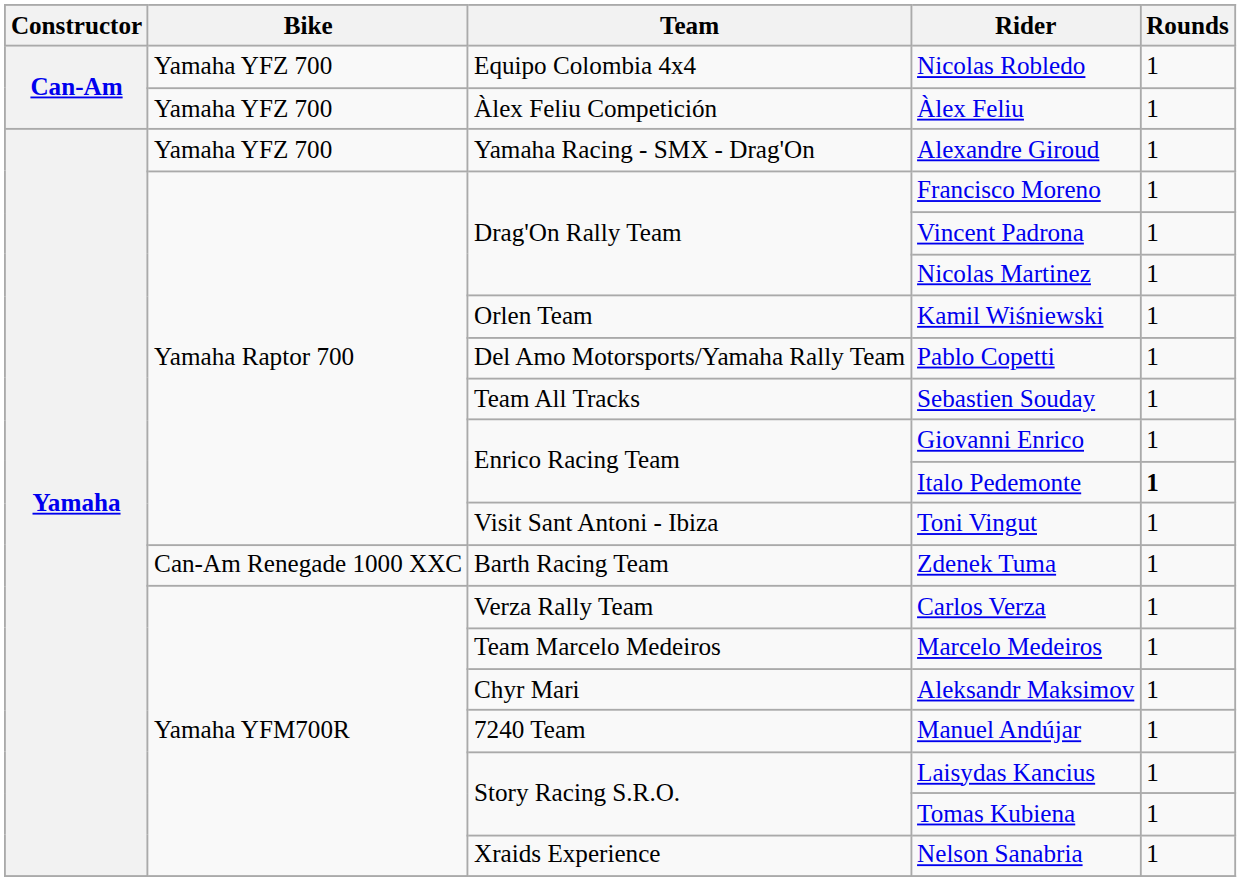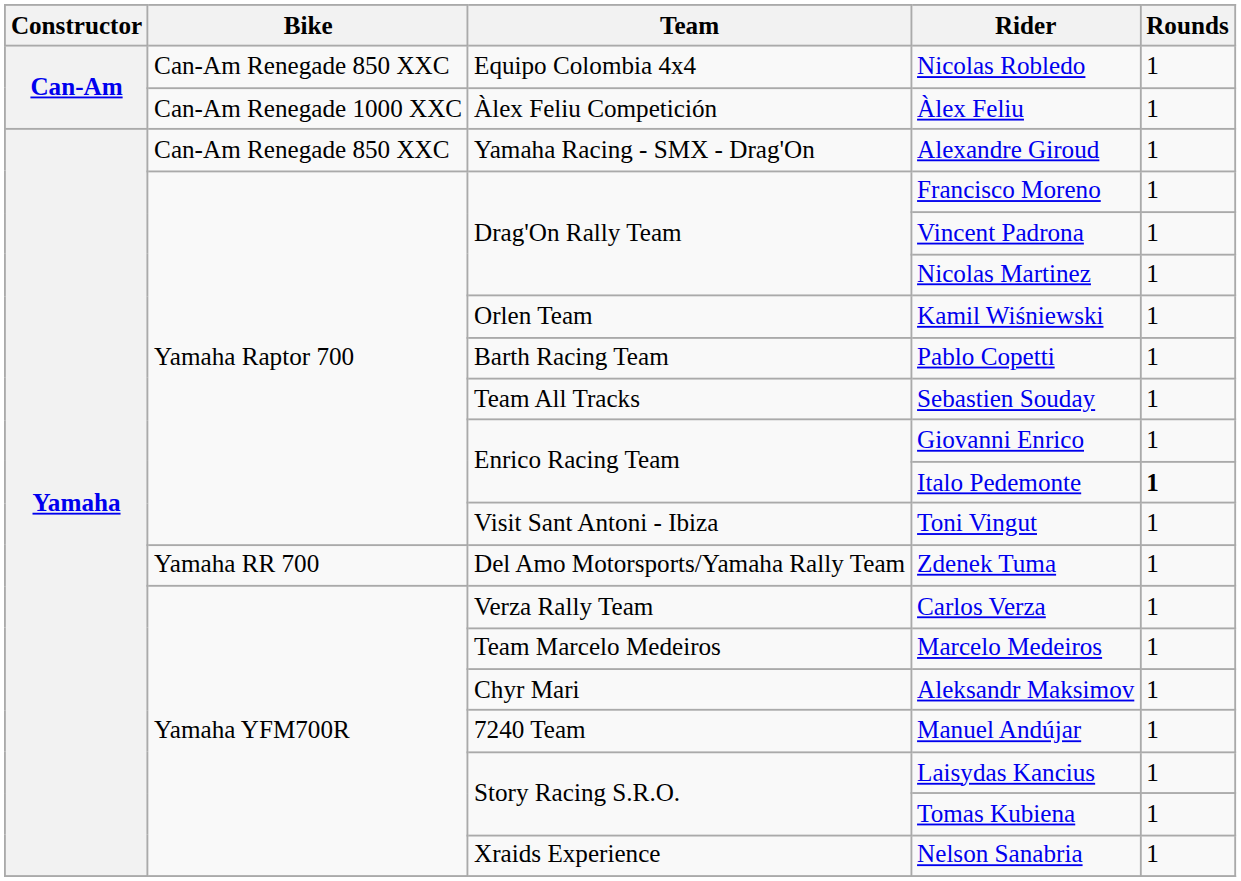(243, 66) Yamaha YFZ 700 -> (302, 66) Can-Am Renegade 850 XXC
(243, 107) Yamaha YFZ 700 -> (308, 107) Can-Am Renegade 1000 XXC
(243, 149) Yamaha YFZ 700 -> (302, 149) Can-Am Renegade 850 XXC
(690, 356) Del Amo Motorsports/Yamaha Rally Team -> (571, 356) Barth Racing Team
(308, 564) Can-Am Renegade 1000 XXC -> (237, 564) Yamaha RR 700
(571, 564) Barth Racing Team -> (690, 564) Del Amo Motorsports/Yamaha Rally Team
